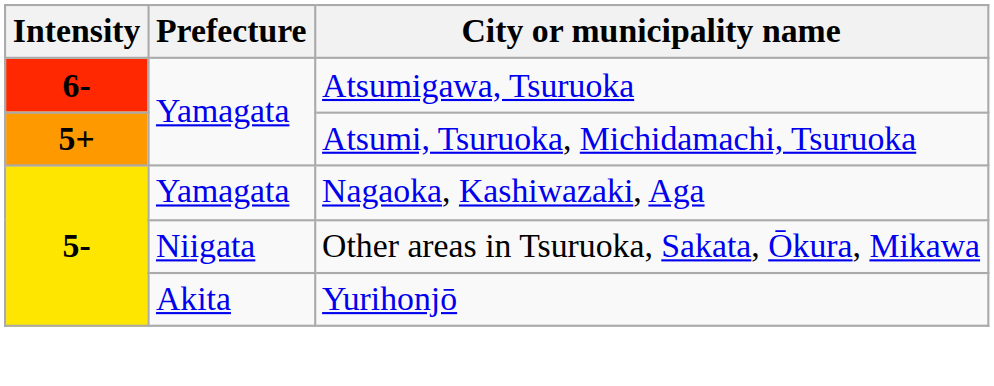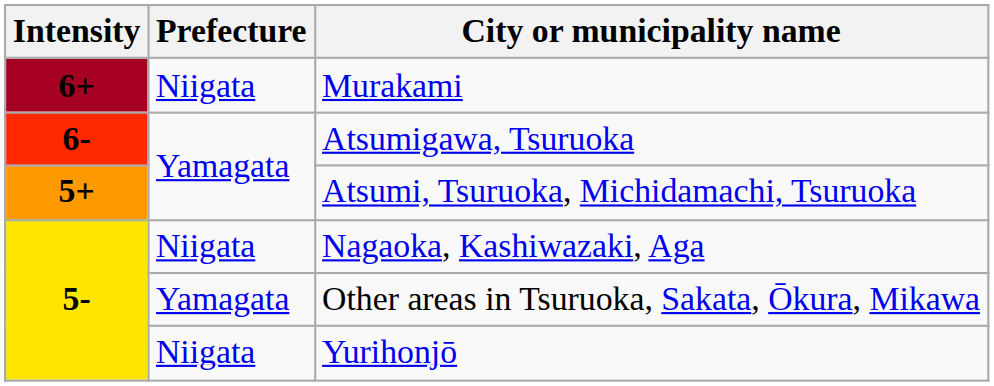+ row: (392, 84)
(223, 191) Yamagata -> (206, 245) Niigata
(206, 245) Niigata -> (223, 298) Yamagata
(193, 298) Akita -> (206, 352) Niigata
